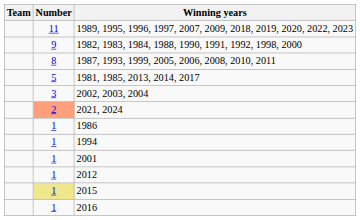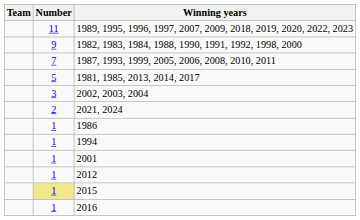(54, 61) 8 -> (54, 61) 7
(54, 110) lightsalmon background -> (54, 110) no background
